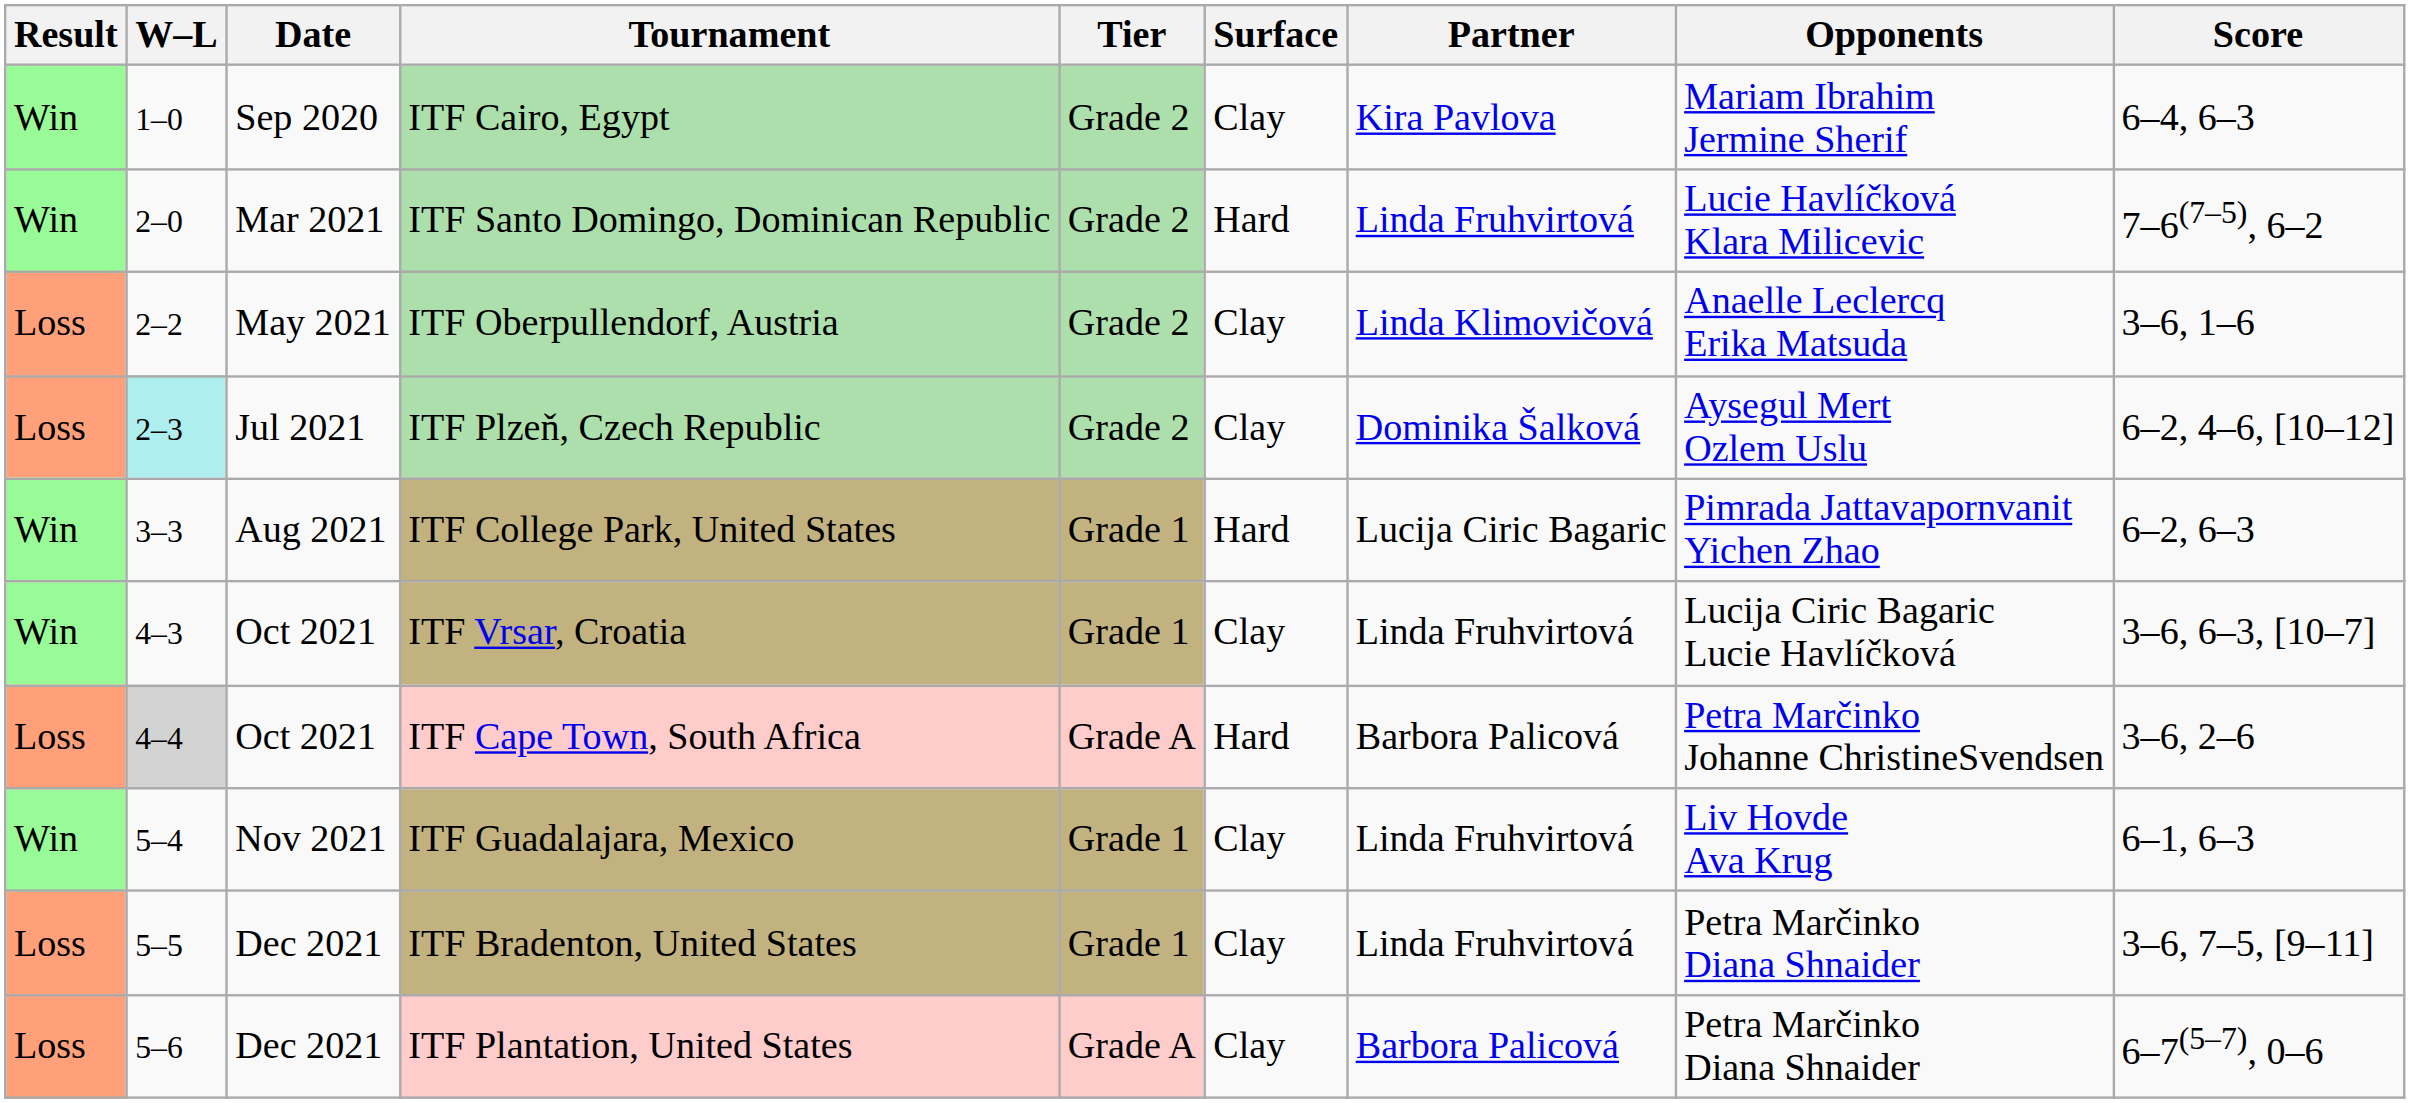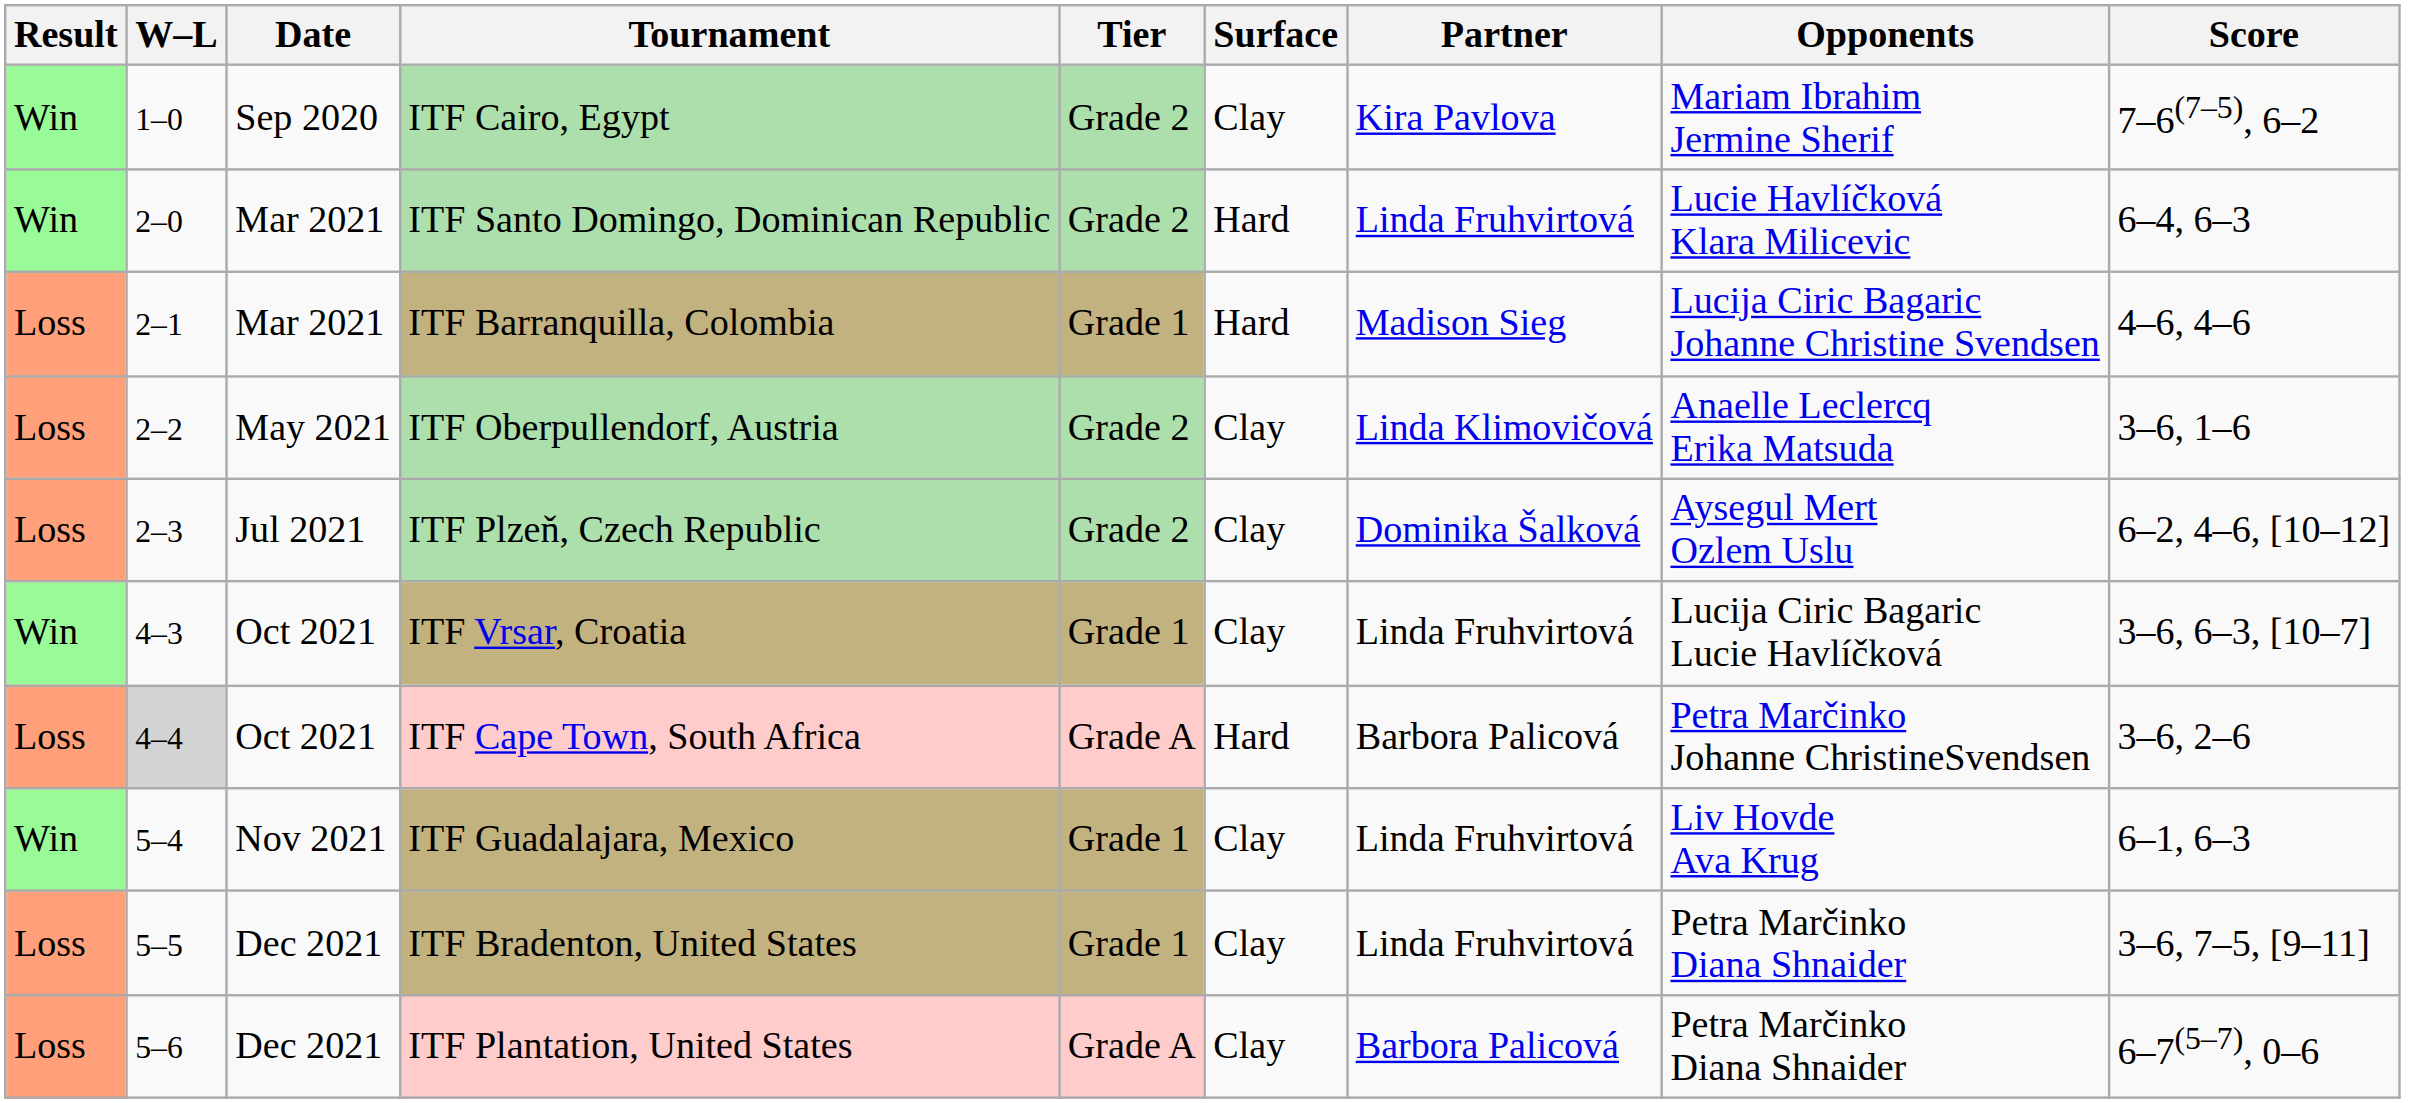(2188, 116) 6–4, 6–3 -> (2218, 116) 7–6(7–5), 6–2
(2223, 219) 7–6(7–5), 6–2 -> (2184, 219) 6–4, 6–3
+ row: (621, 322)
(159, 428) paleturquoise background -> (159, 531) no background
- row: (652, 529)
